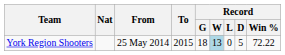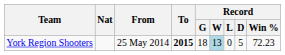(183, 43) normal -> (183, 43) bold
(264, 43) 72.22 -> (264, 43) 72.23
